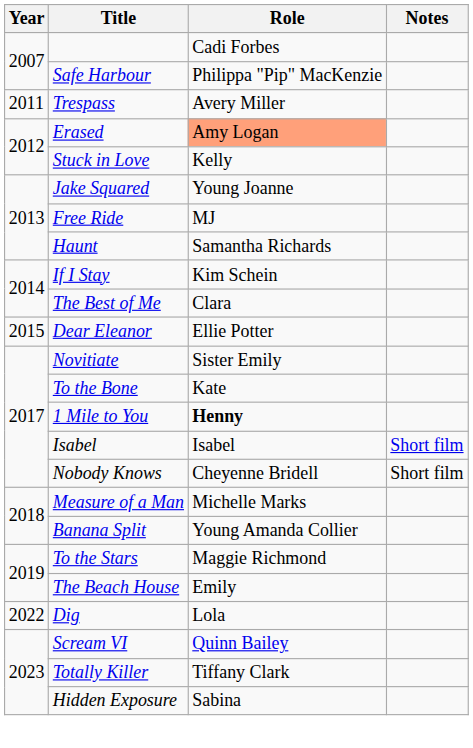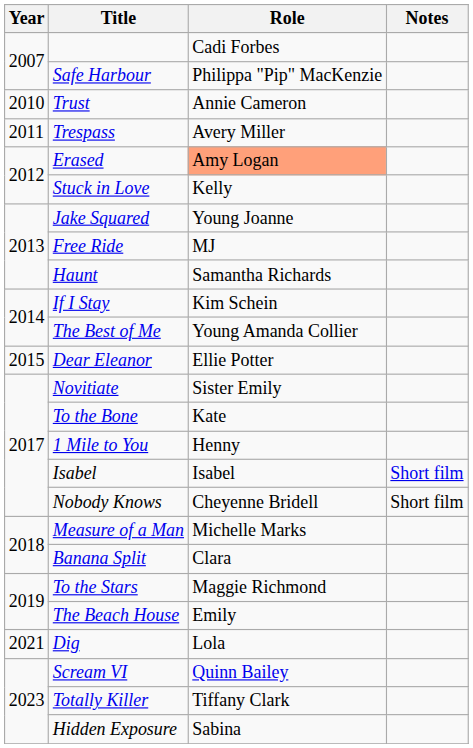+ row: (71, 103)
(212, 302) Clara -> (275, 331) Young Amanda Collier
(218, 416) bold -> (216, 445) normal
(275, 530) Young Amanda Collier -> (212, 558) Clara
(27, 615) 2022 -> (27, 643) 2021
